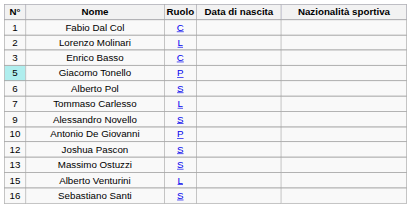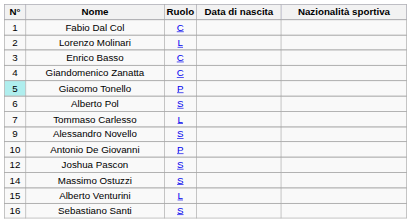+ row: (95, 73)
(15, 164) 13 -> (15, 180) 14
